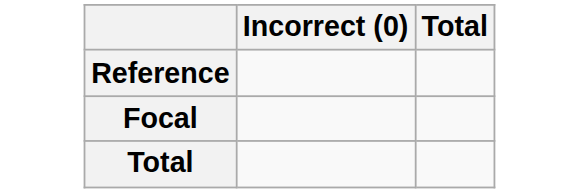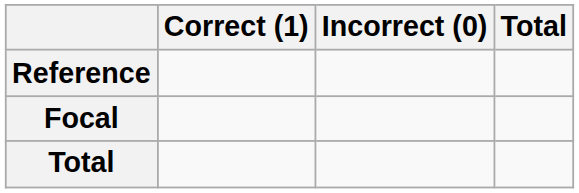+ column: (236, 27)
